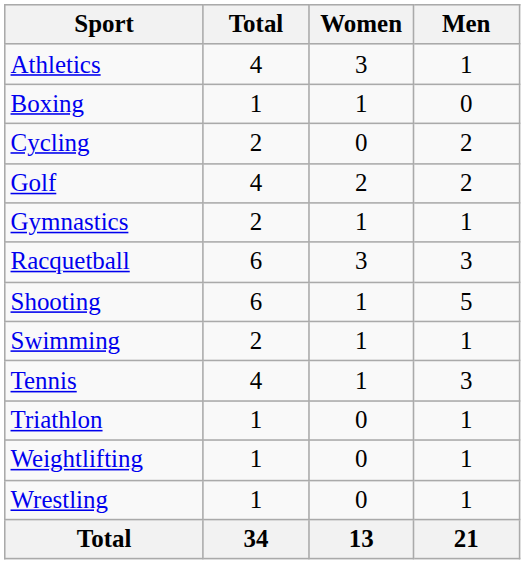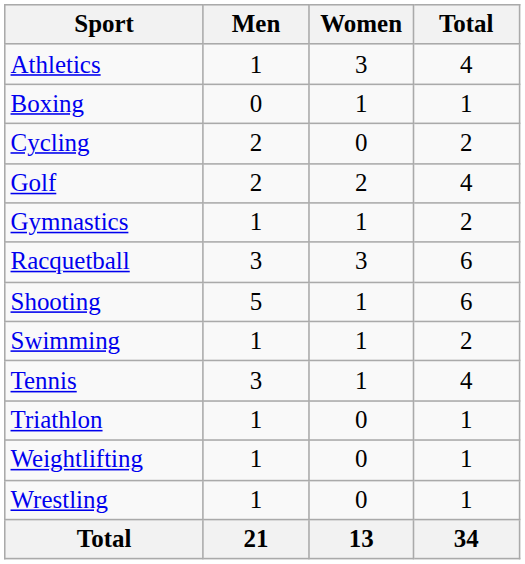columns swapped: (466, 24) <-> (256, 24)
